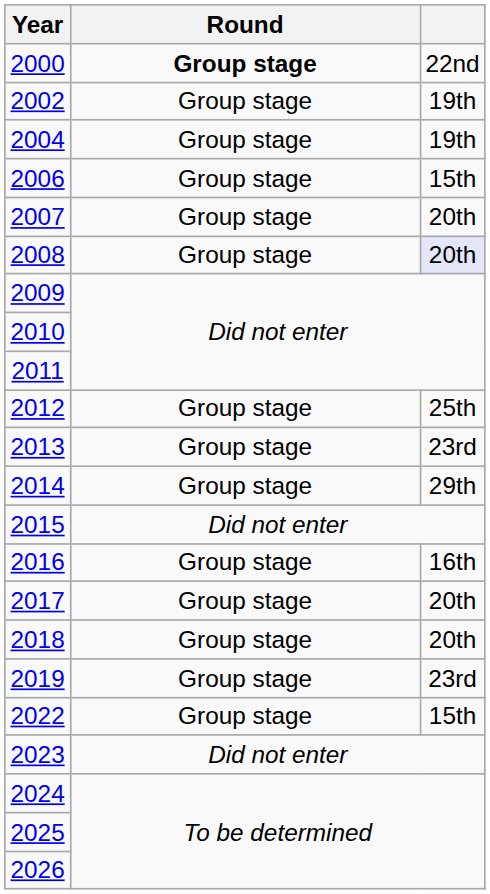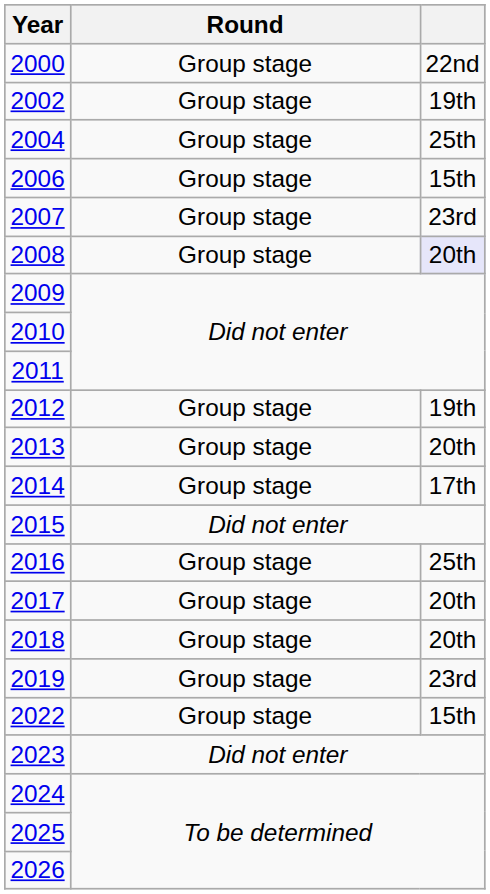(245, 63) bold -> (245, 63) normal
(453, 140) 19th -> (453, 140) 25th
(453, 217) 20th -> (453, 217) 23rd
(453, 409) 25th -> (453, 409) 19th
(453, 447) 23rd -> (453, 447) 20th
(453, 486) 29th -> (453, 486) 17th
(453, 563) 16th -> (453, 563) 25th
